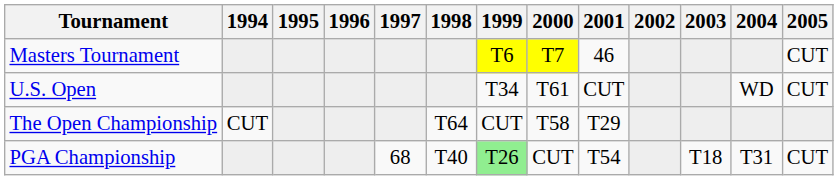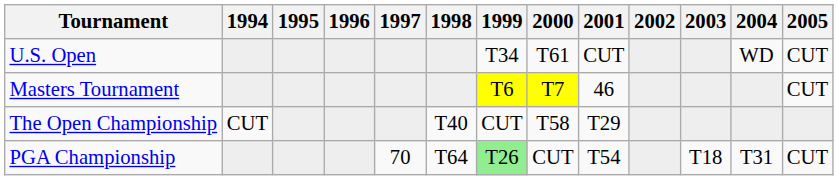rows swapped: (94, 55) <-> (53, 89)
(451, 123) T64 -> (451, 123) T40
(400, 158) 68 -> (400, 158) 70
(451, 158) T40 -> (451, 158) T64
